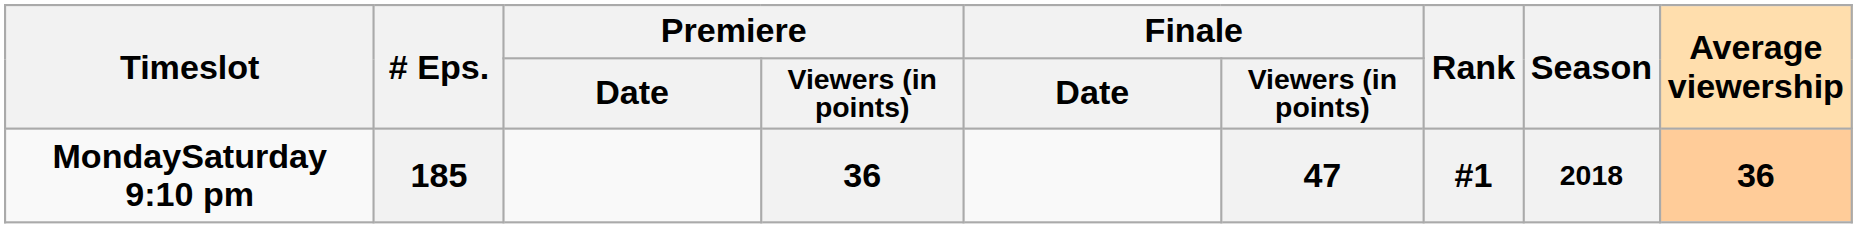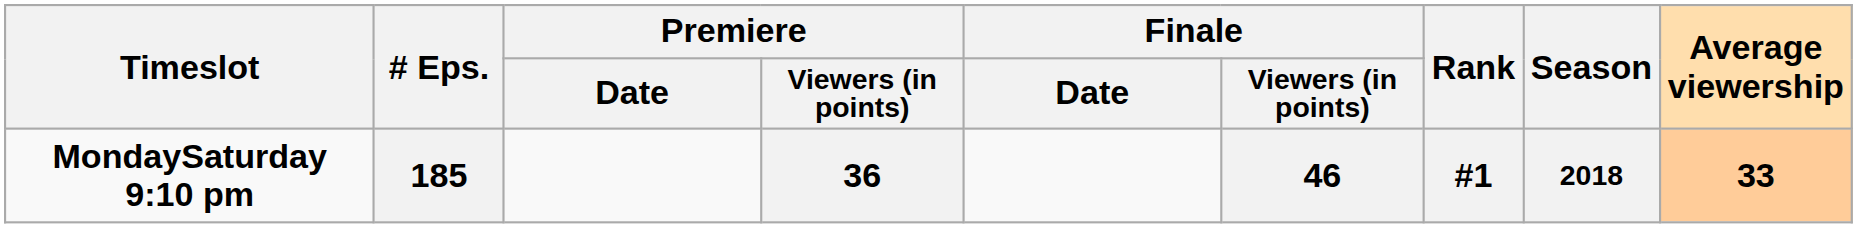(1322, 174) 47 -> (1322, 174) 46
(1756, 174) 36 -> (1756, 174) 33
